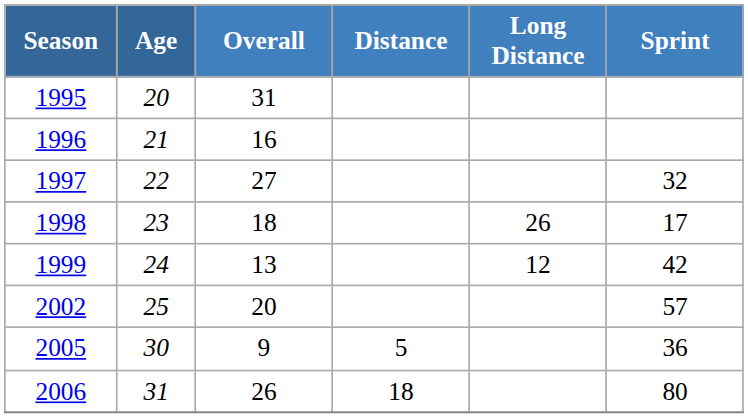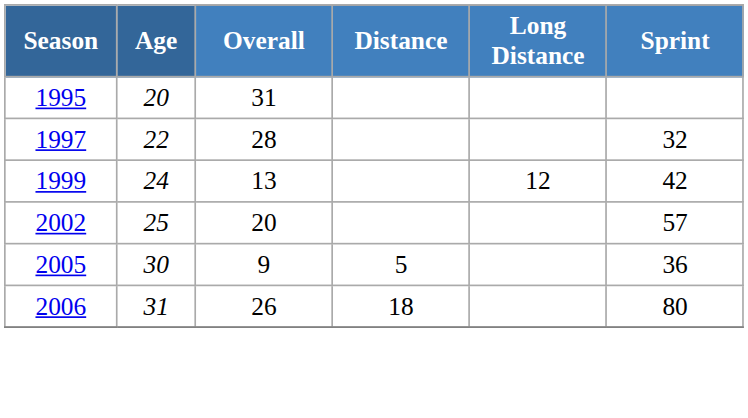- row: (61, 139)
(264, 181) 27 -> (264, 139) 28
- row: (61, 223)
